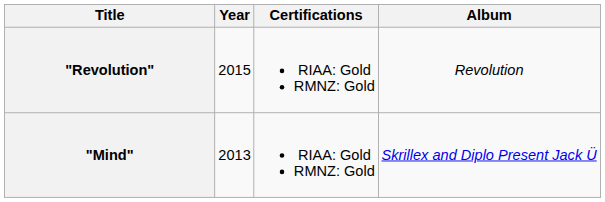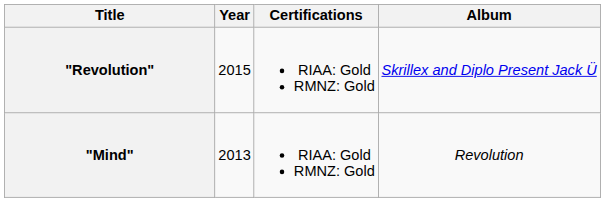(489, 70) Revolution -> (489, 70) Skrillex and Diplo Present Jack Ü
(489, 155) Skrillex and Diplo Present Jack Ü -> (489, 155) Revolution
